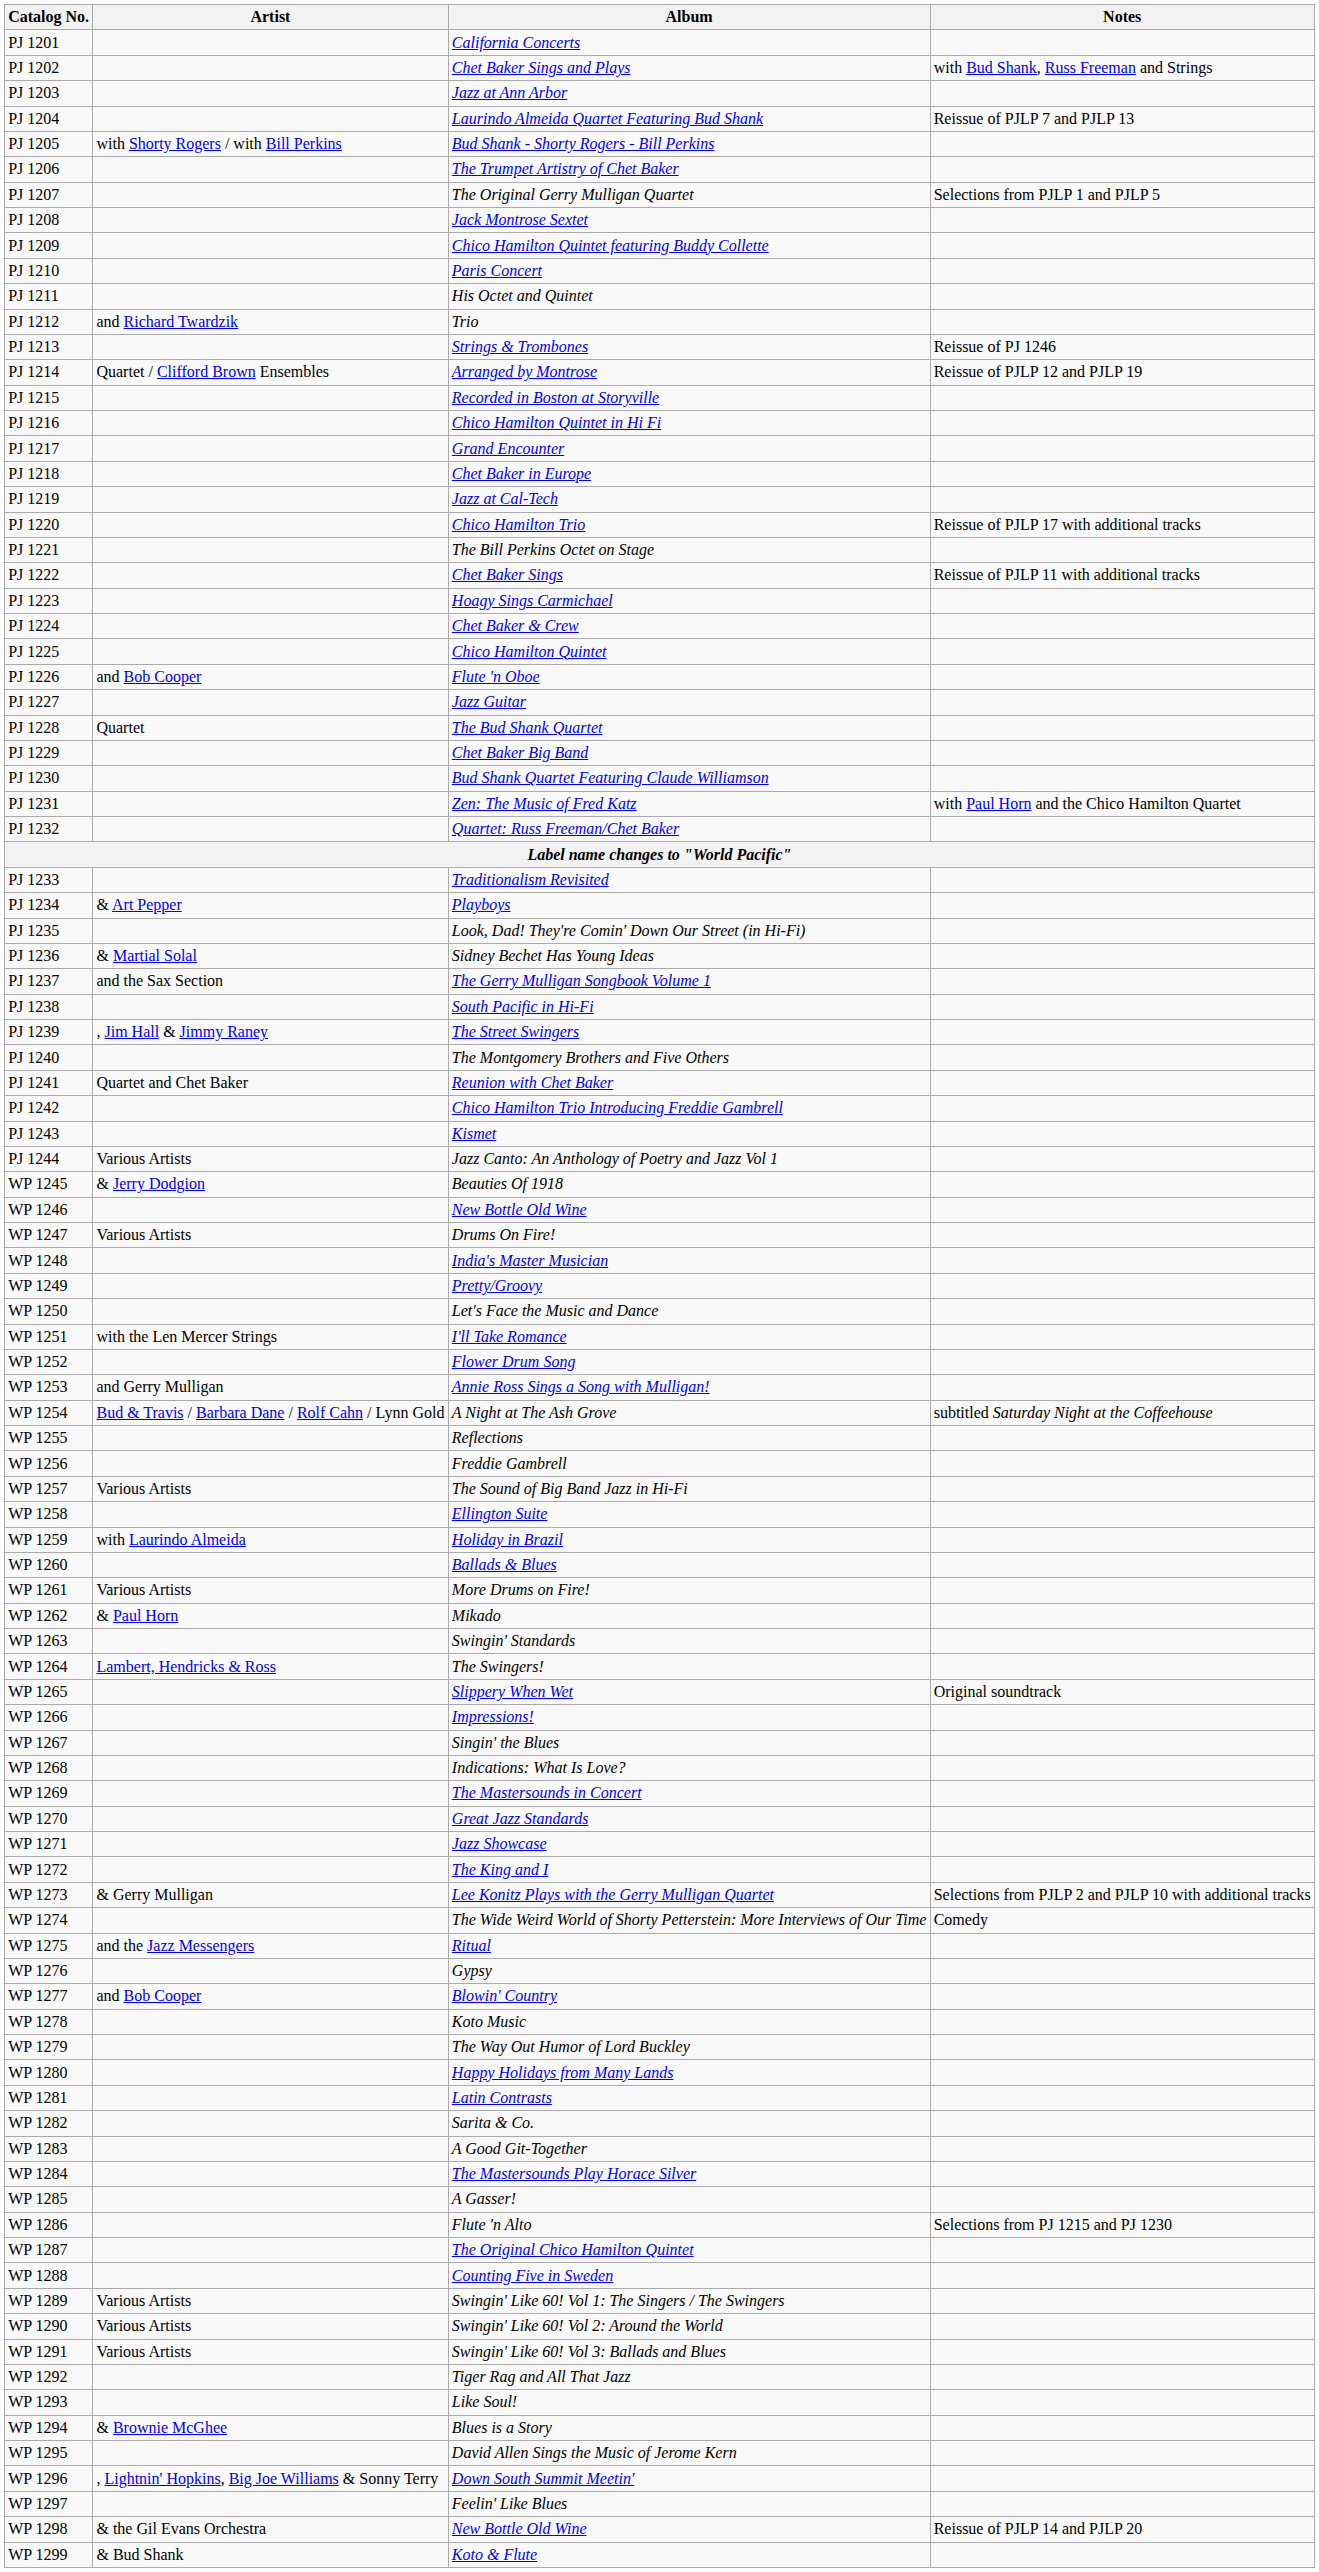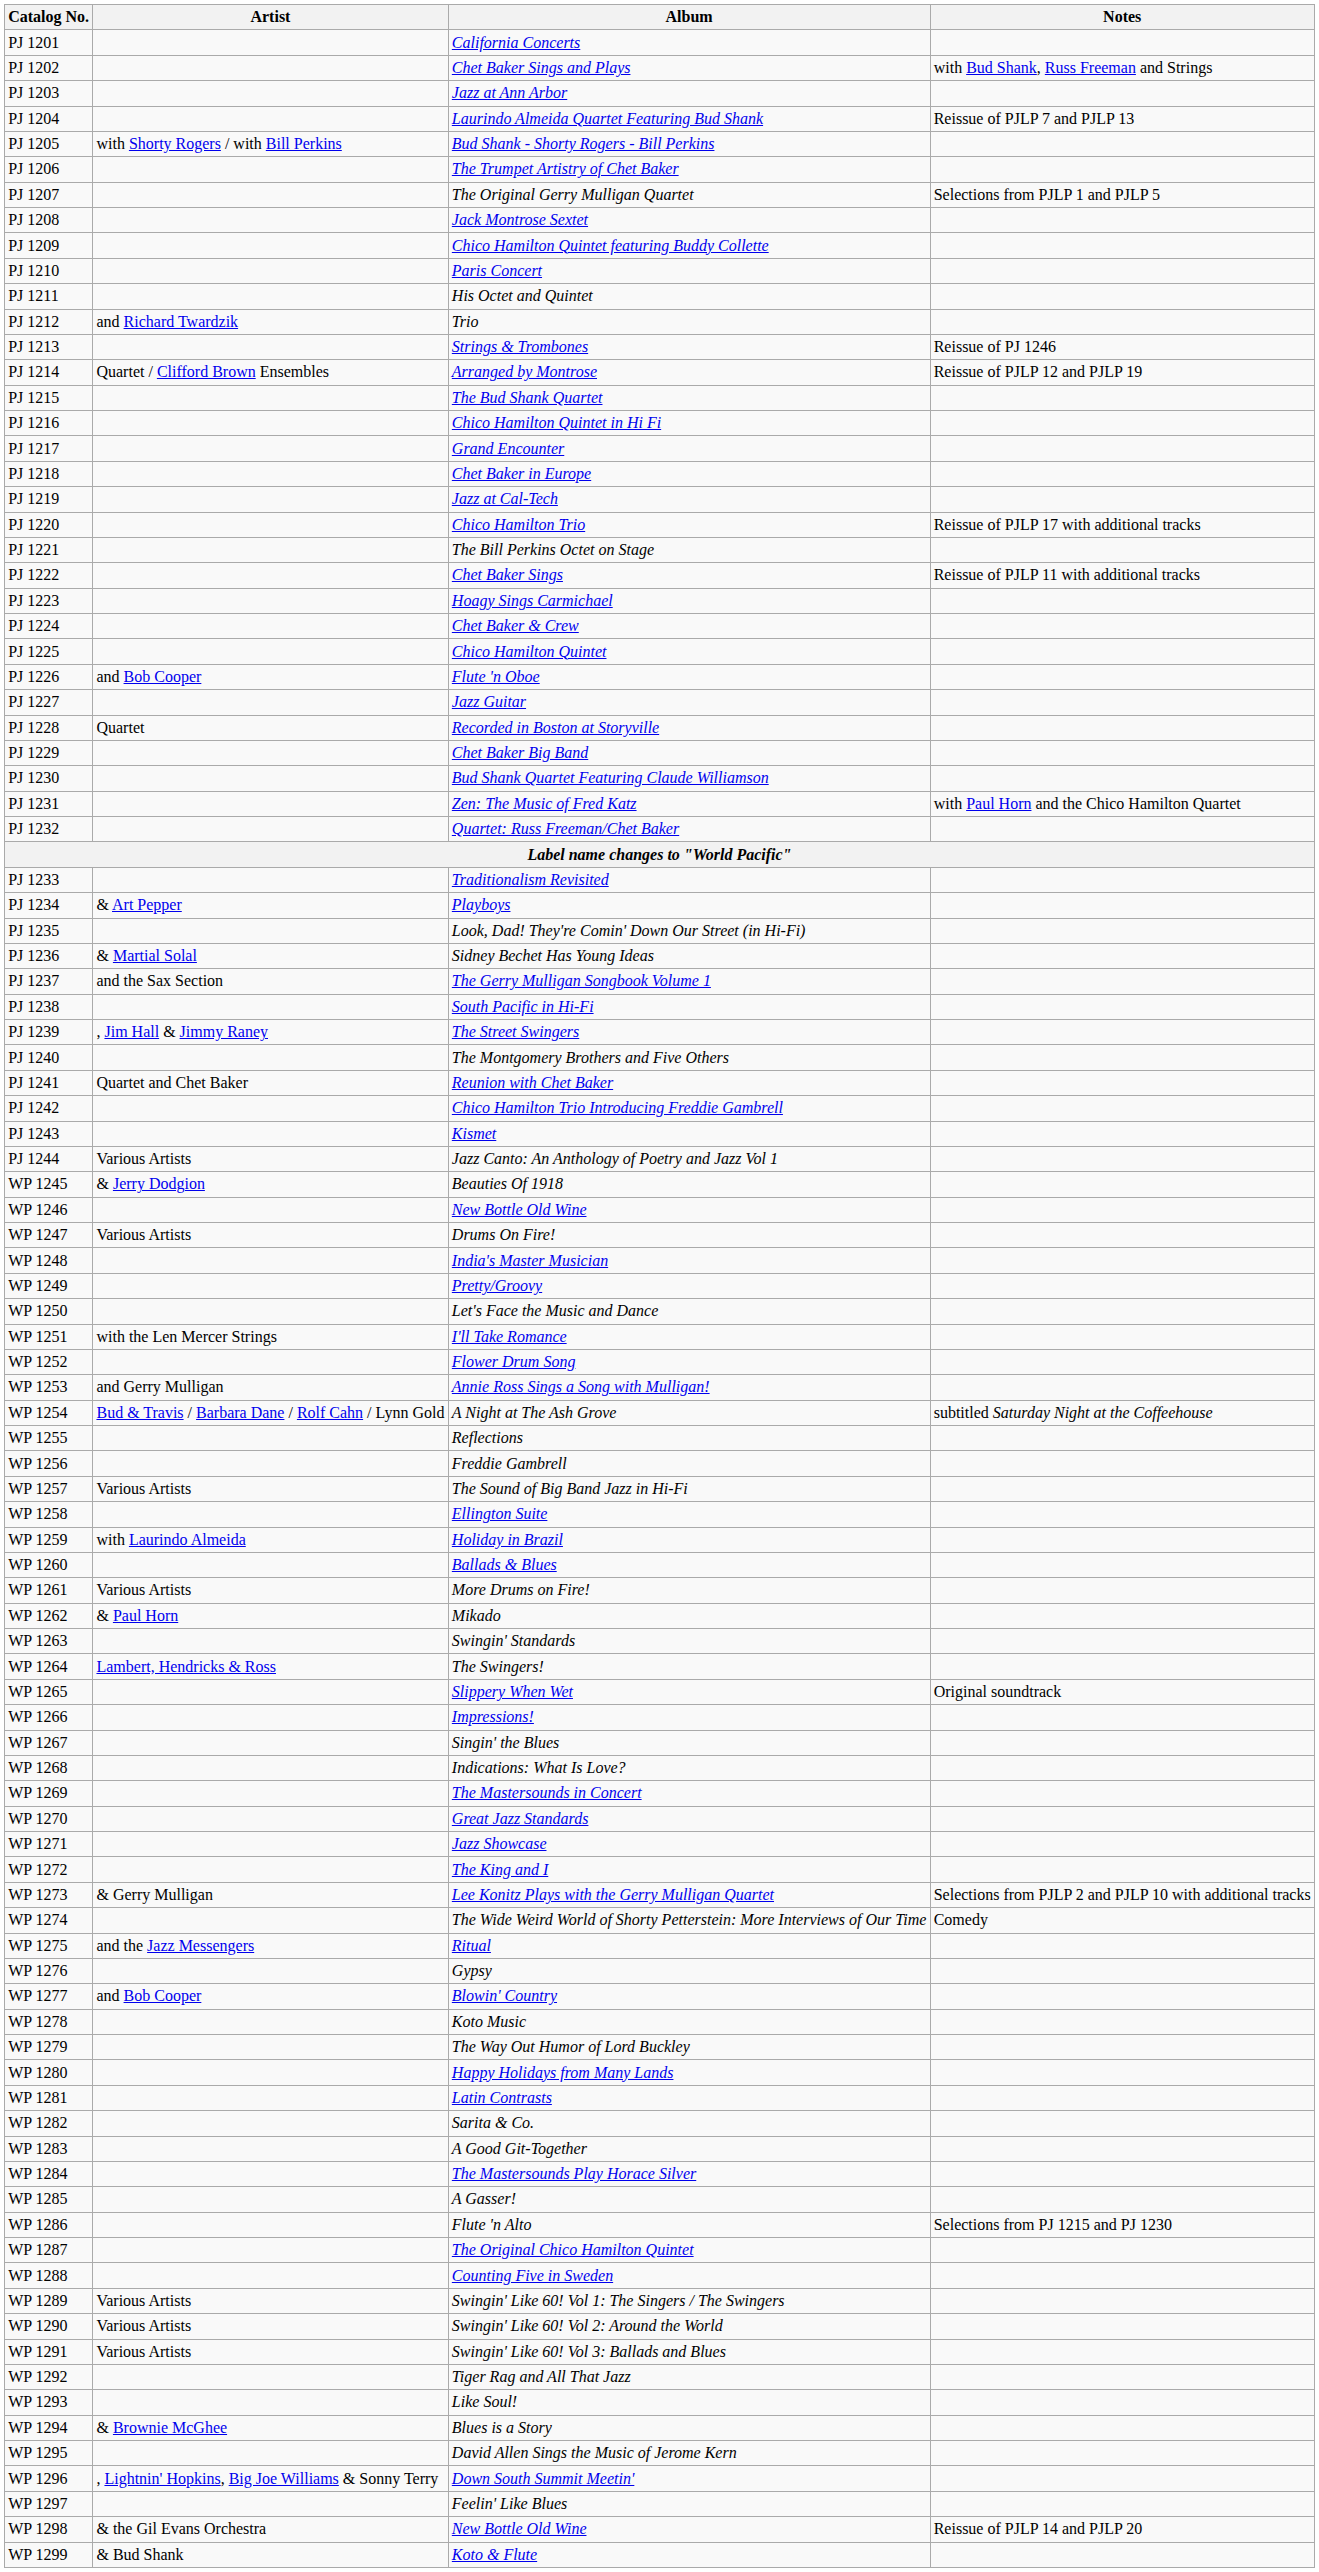(556, 397) Recorded in Boston at Storyville -> (527, 397) The Bud Shank Quartet
(527, 727) The Bud Shank Quartet -> (556, 727) Recorded in Boston at Storyville
